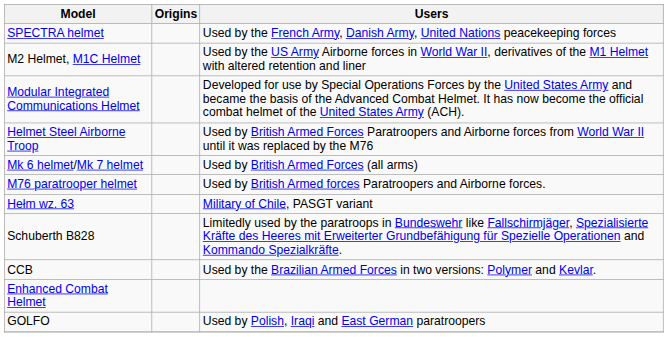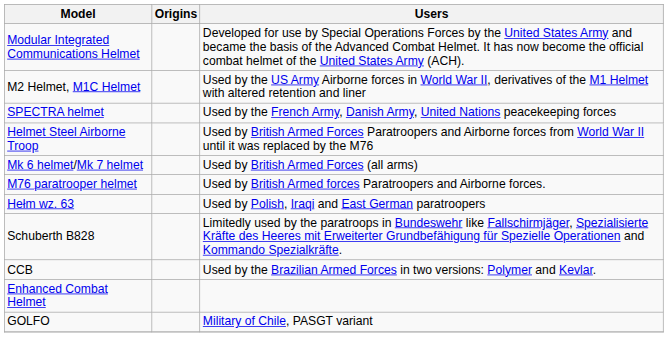rows swapped: (56, 33) <-> (73, 99)
(288, 203) Military of Chile, PASGT variant -> (344, 203) Used by Polish, Iraqi and East German paratroopers
(344, 322) Used by Polish, Iraqi and East German paratroopers -> (288, 322) Military of Chile, PASGT variant
